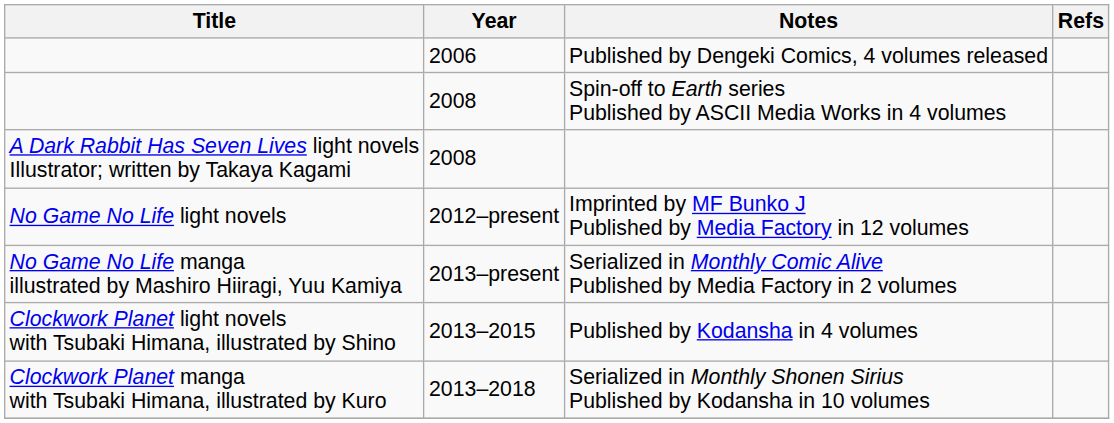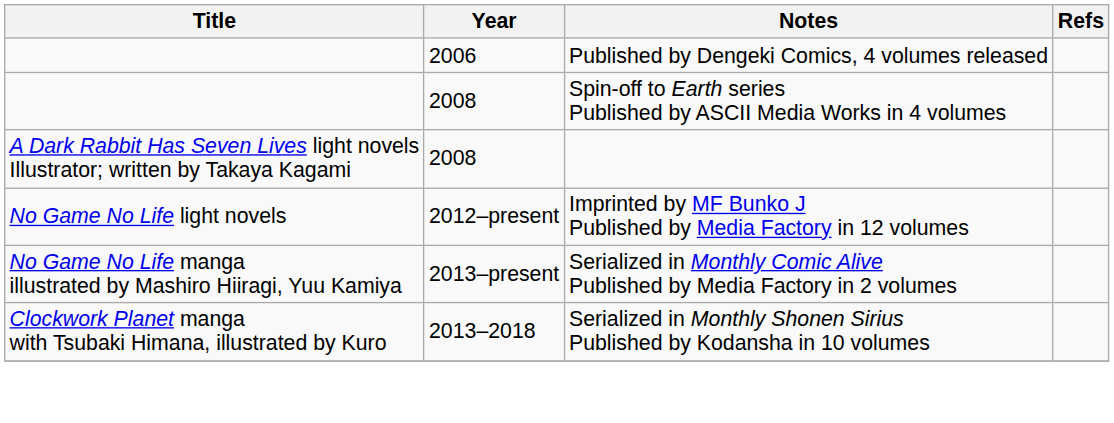- row: (203, 331)
